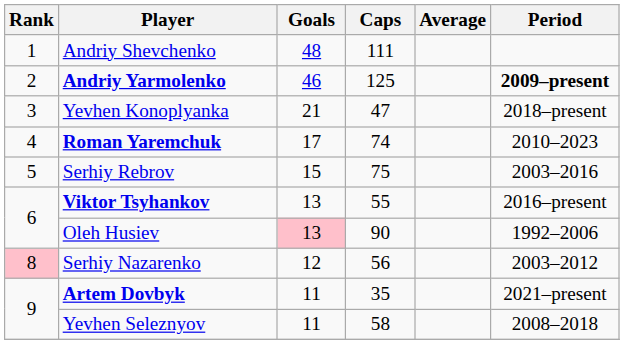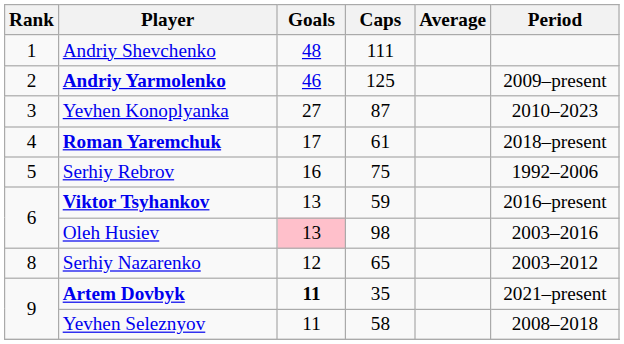(555, 80) bold -> (555, 80) normal
(312, 111) 21 -> (312, 111) 27
(380, 111) 47 -> (380, 111) 87
(555, 111) 2018–present -> (555, 111) 2010–2023
(380, 141) 74 -> (380, 141) 61
(555, 141) 2010–2023 -> (555, 141) 2018–present
(312, 171) 15 -> (312, 171) 16
(555, 171) 2003–2016 -> (555, 171) 1992–2006
(380, 202) 55 -> (380, 202) 59
(380, 232) 90 -> (380, 232) 98
(555, 232) 1992–2006 -> (555, 232) 2003–2016
(31, 263) pink background -> (31, 263) no background
(380, 263) 56 -> (380, 263) 65
(312, 293) normal -> (312, 293) bold
